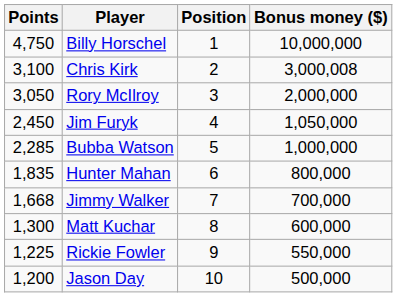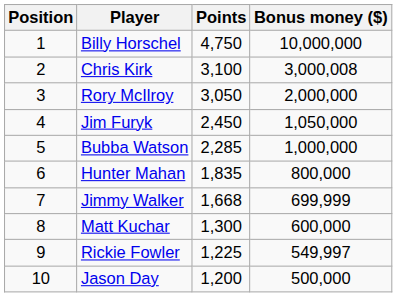columns swapped: (214, 17) <-> (33, 17)
(321, 200) 700,000 -> (321, 200) 699,999
(321, 252) 550,000 -> (321, 252) 549,997
